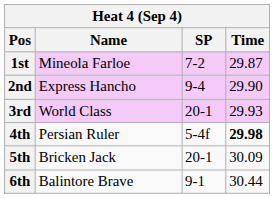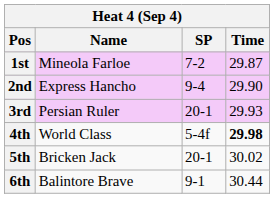(75, 110) World Class -> (79, 110) Persian Ruler
(79, 134) Persian Ruler -> (75, 134) World Class
(246, 157) 30.09 -> (246, 157) 30.02
